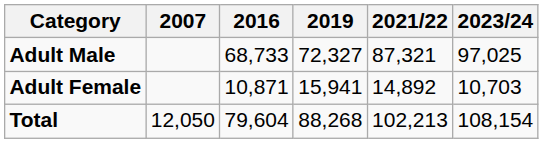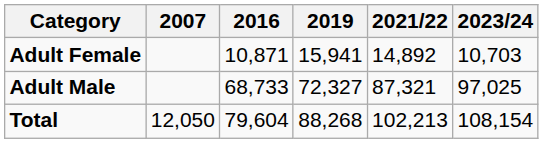rows swapped: (62, 54) <-> (75, 87)
